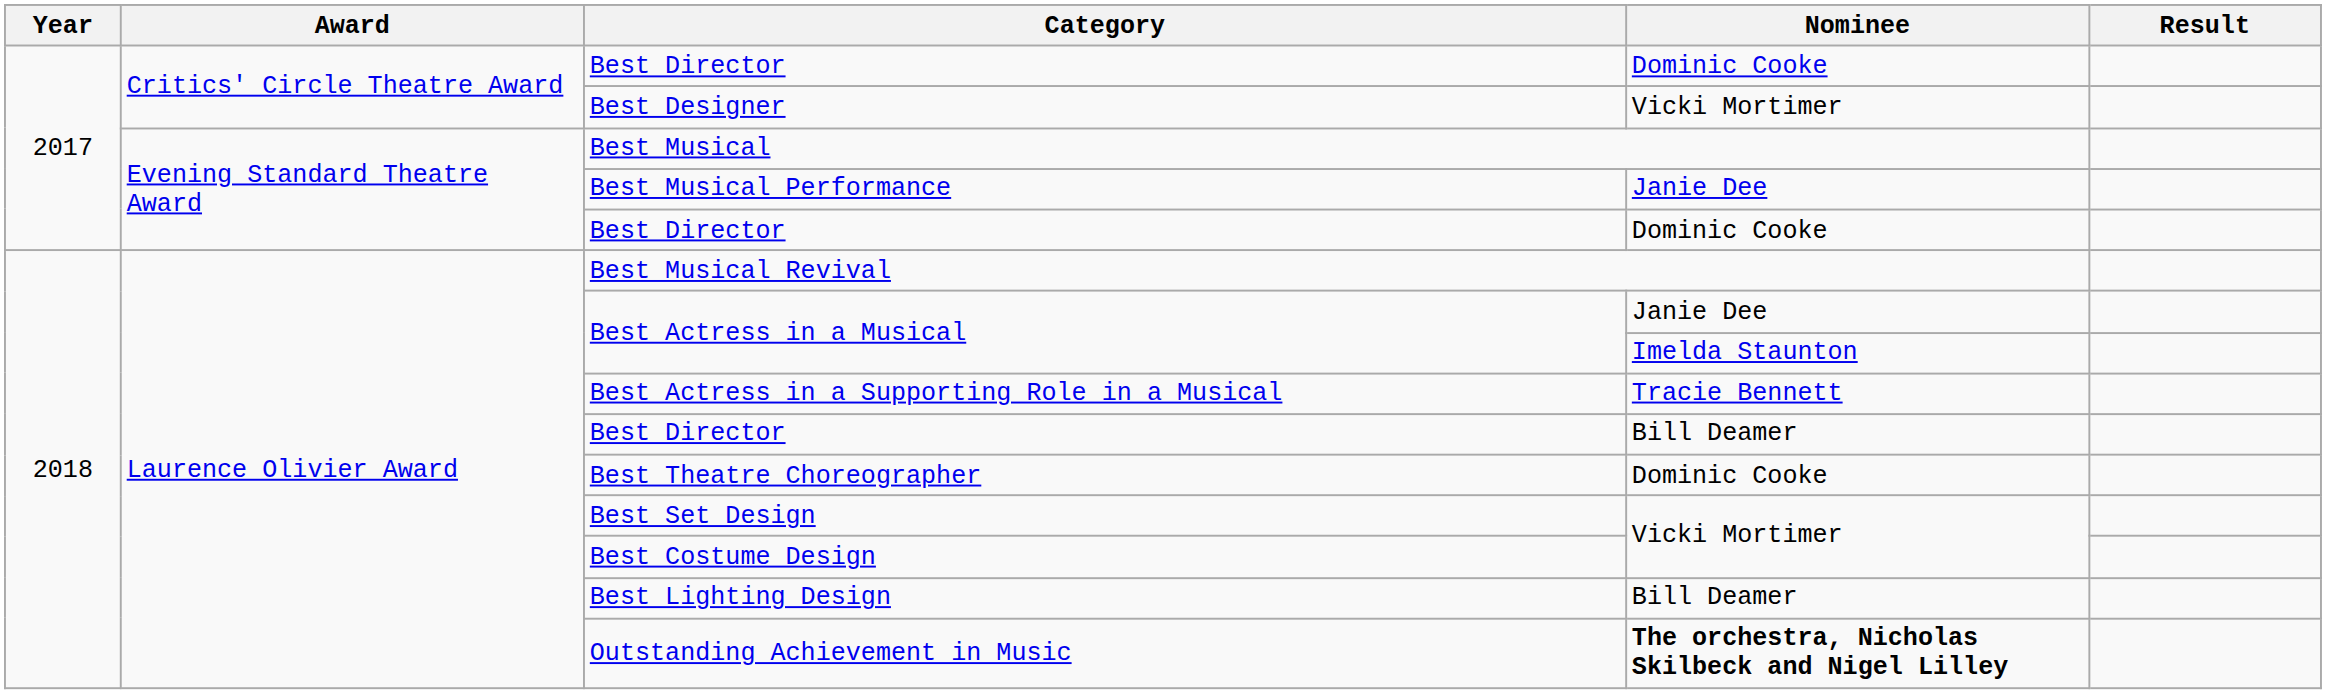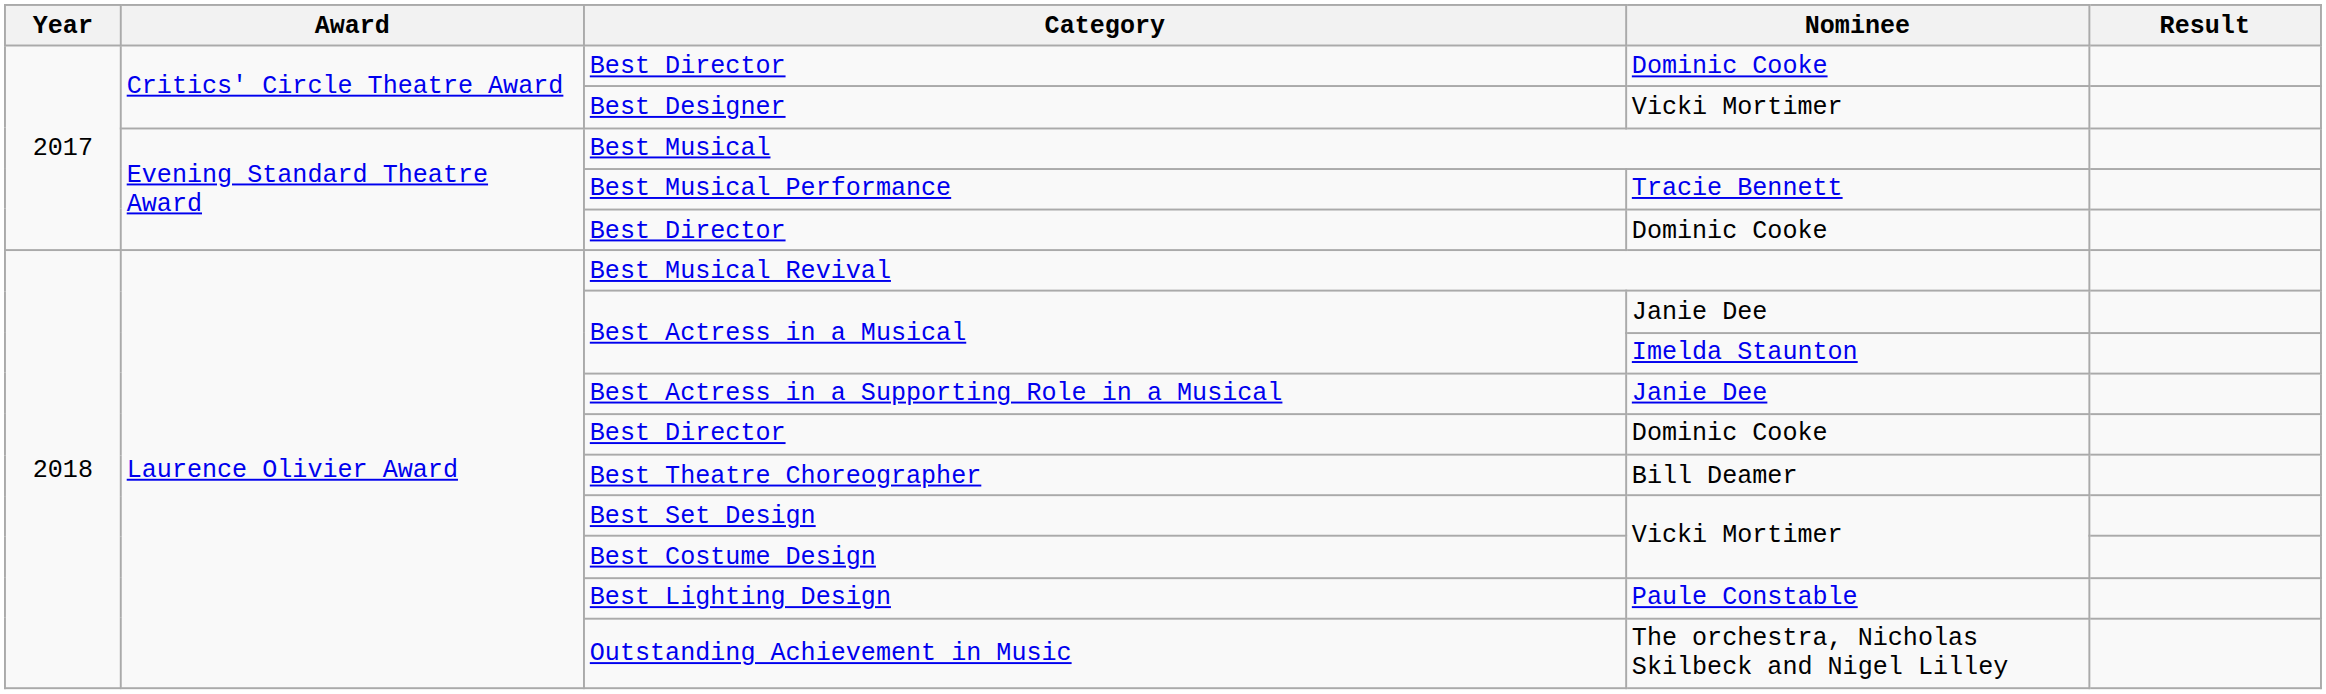(1700, 189) Janie Dee -> (1737, 189) Tracie Bennett
(1737, 393) Tracie Bennett -> (1700, 393) Janie Dee
(1715, 434) Bill Deamer -> (1730, 434) Dominic Cooke
(1730, 475) Dominic Cooke -> (1715, 475) Bill Deamer
(1715, 598) Bill Deamer -> (1745, 598) Paule Constable
(1820, 653) bold -> (1820, 653) normal
